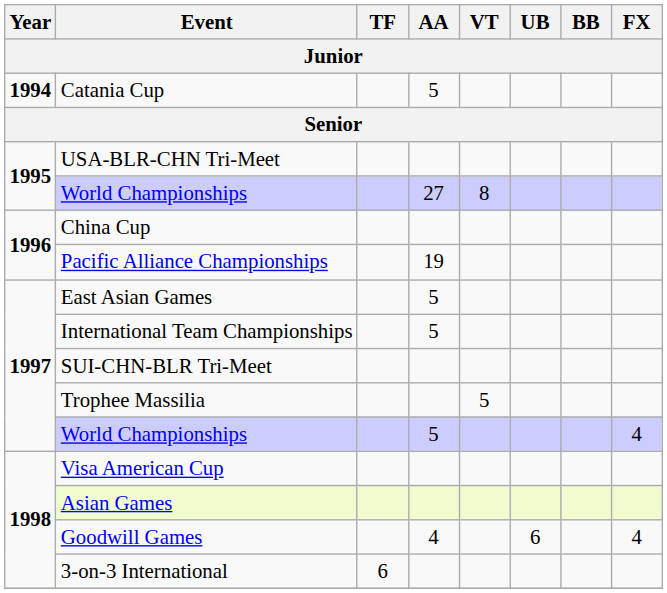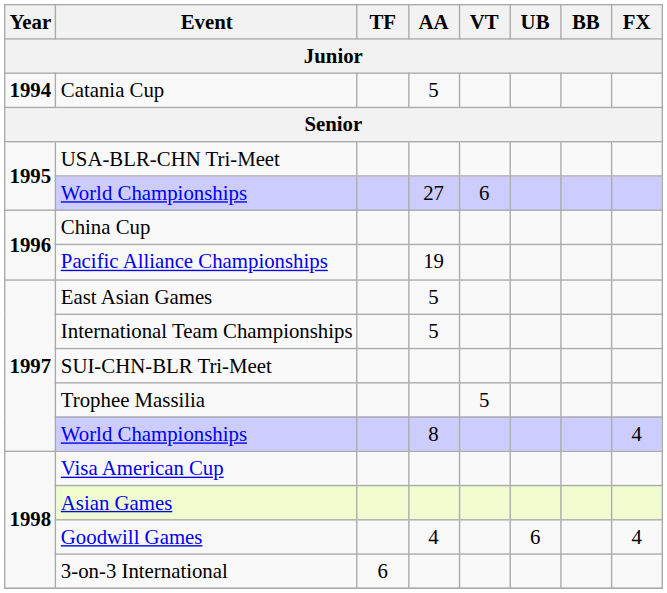(484, 193) 8 -> (484, 193) 6
(434, 433) 5 -> (434, 433) 8
